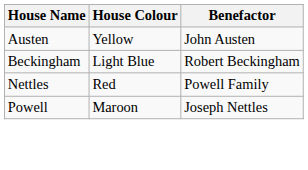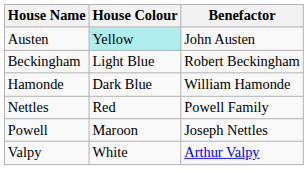(113, 38) no background -> (113, 38) paleturquoise background
+ row: (36, 84)
+ row: (25, 152)
